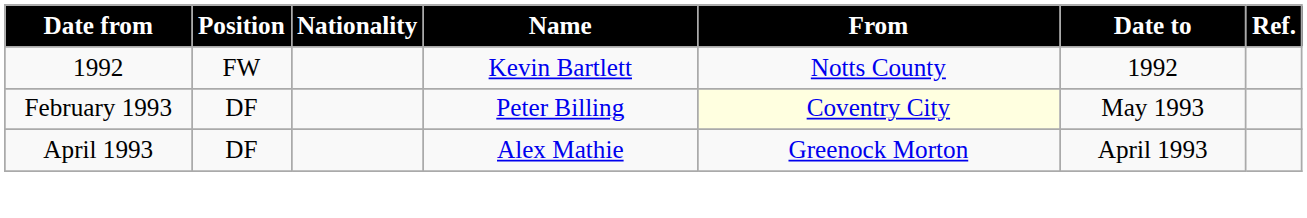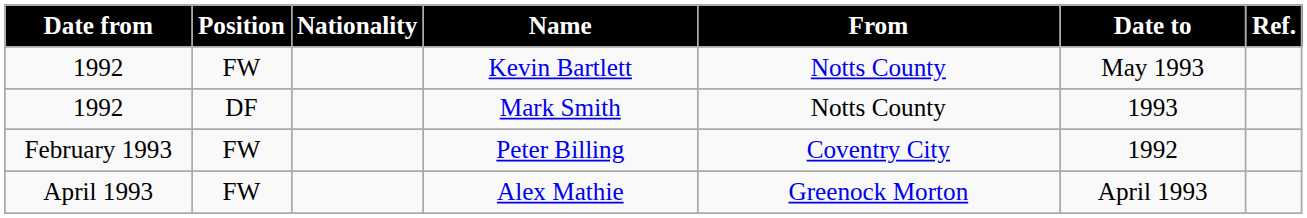(1153, 67) 1992 -> (1153, 67) May 1993
+ row: (560, 108)
(241, 108) DF -> (241, 150) FW
(878, 108) lightyellow background -> (878, 150) no background
(1153, 108) May 1993 -> (1153, 150) 1992
(241, 150) DF -> (241, 191) FW
